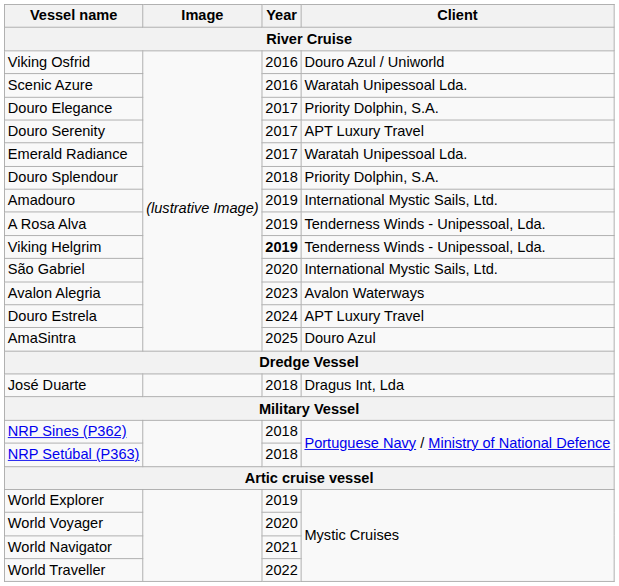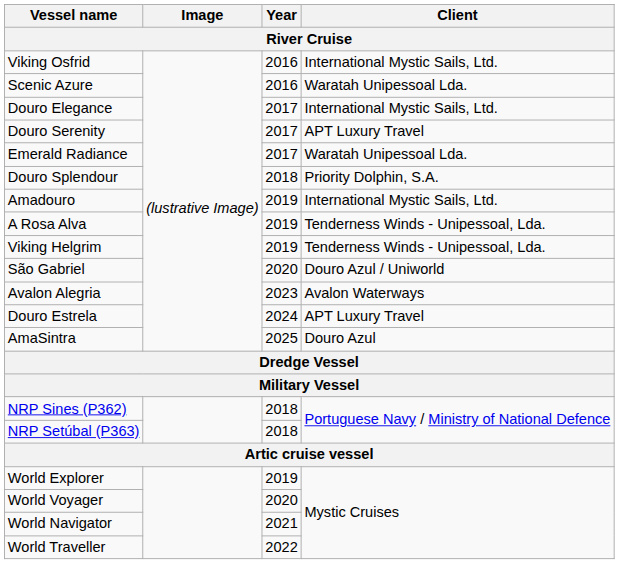(374, 62) Douro Azul / Uniworld -> (401, 62) International Mystic Sails, Ltd.
(372, 108) Priority Dolphin, S.A. -> (401, 108) International Mystic Sails, Ltd.
(282, 246) bold -> (282, 246) normal
(401, 270) International Mystic Sails, Ltd. -> (374, 270) Douro Azul / Uniworld
- row: (47, 385)
